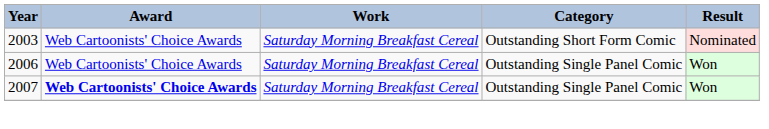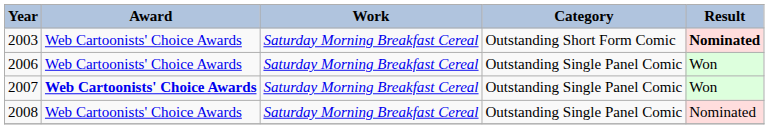(723, 40) normal -> (725, 40) bold
+ row: (23, 111)
